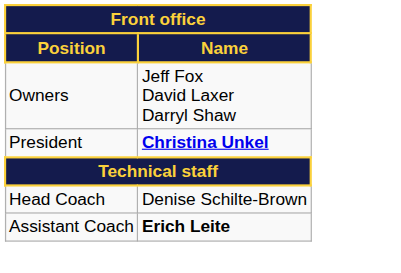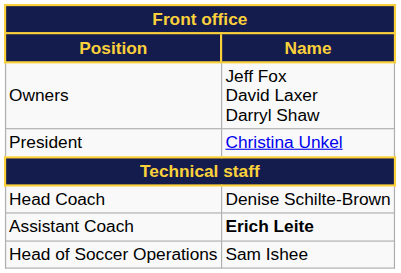(205, 142) bold -> (284, 142) normal
+ row: (113, 254)
